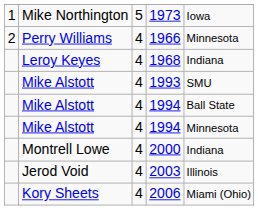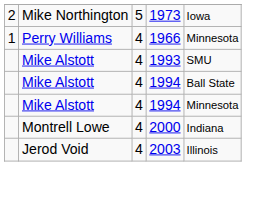(12, 15) 1 -> (12, 15) 2
(12, 37) 2 -> (12, 37) 1
- row: (61, 60)
- row: (60, 194)
